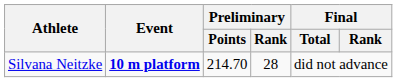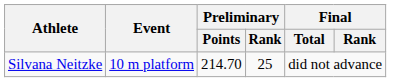(154, 64) bold -> (152, 64) normal
(271, 64) 28 -> (265, 64) 25
